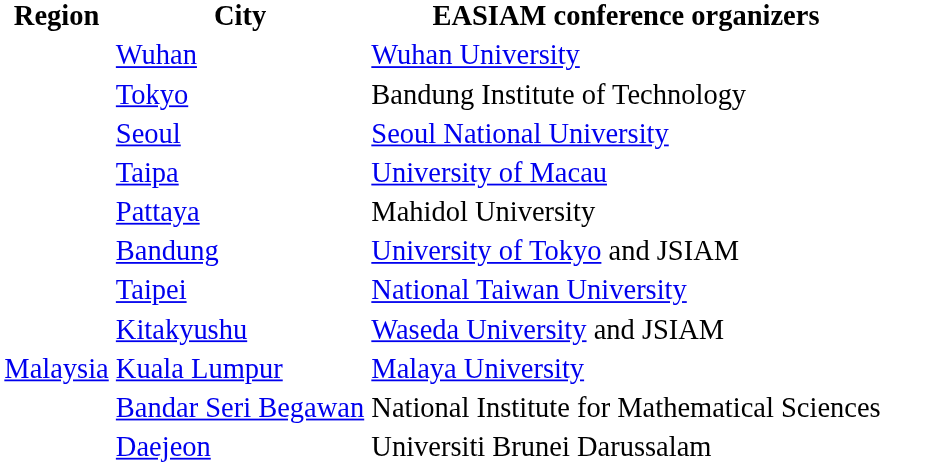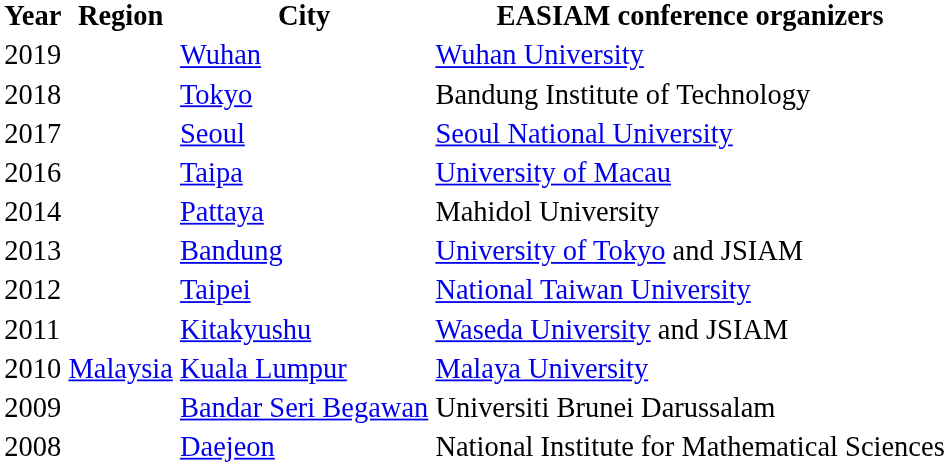+ column: (33, 15)
(626, 407) National Institute for Mathematical Sciences -> (605, 407) Universiti Brunei Darussalam
(541, 446) Universiti Brunei Darussalam -> (690, 446) National Institute for Mathematical Sciences
